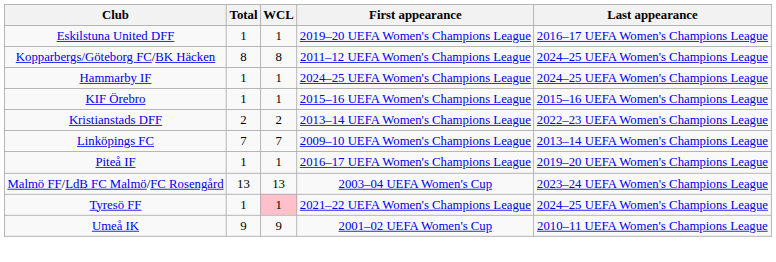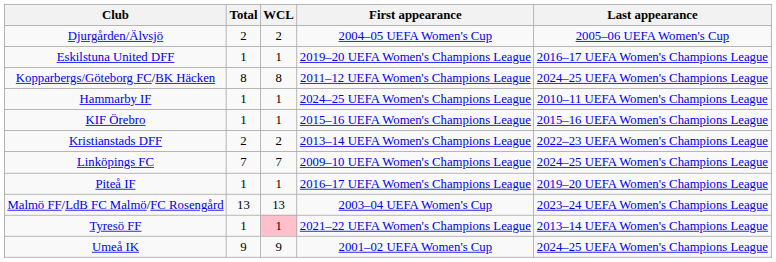+ row: (115, 36)
(652, 78) 2024–25 UEFA Women's Champions League -> (652, 99) 2010–11 UEFA Women's Champions League
(652, 141) 2013–14 UEFA Women's Champions League -> (652, 162) 2024–25 UEFA Women's Champions League
(652, 204) 2024–25 UEFA Women's Champions League -> (652, 225) 2013–14 UEFA Women's Champions League
(652, 225) 2010–11 UEFA Women's Champions League -> (652, 246) 2024–25 UEFA Women's Champions League
